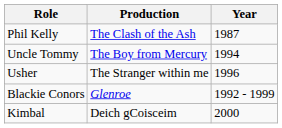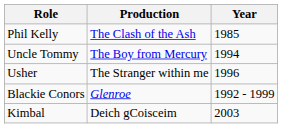(227, 34) 1987 -> (227, 34) 1985
(227, 113) 2000 -> (227, 113) 2003
